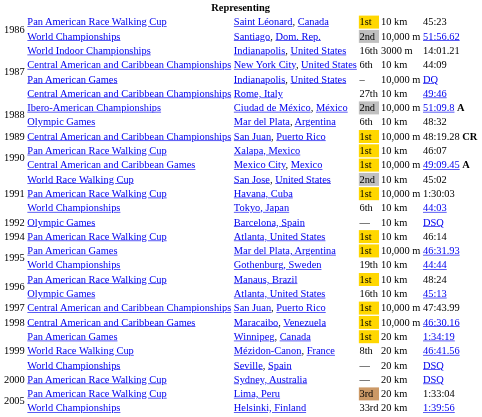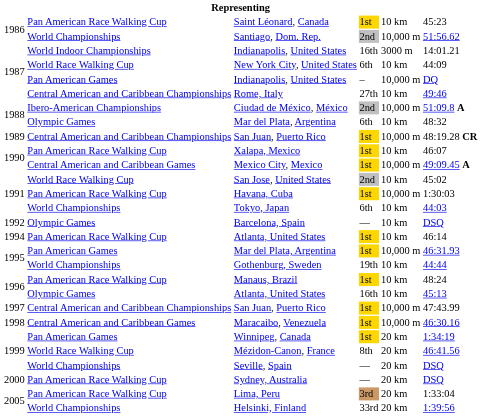(129, 65) Central American and Caribbean Championships -> (81, 65) World Race Walking Cup
